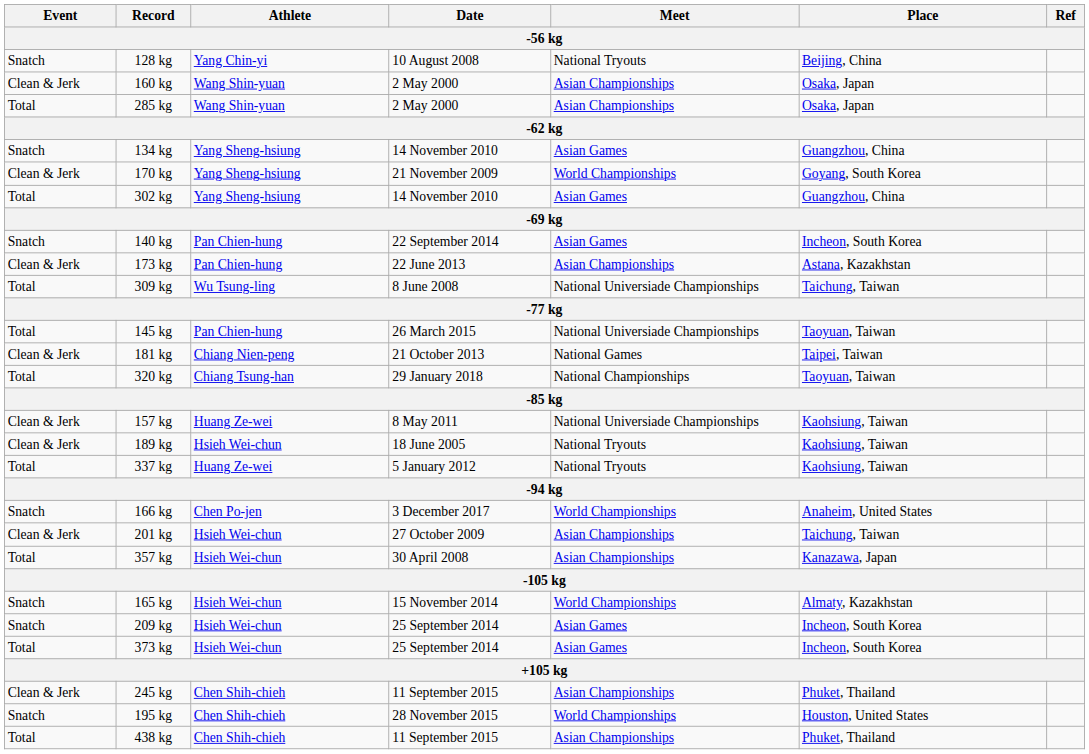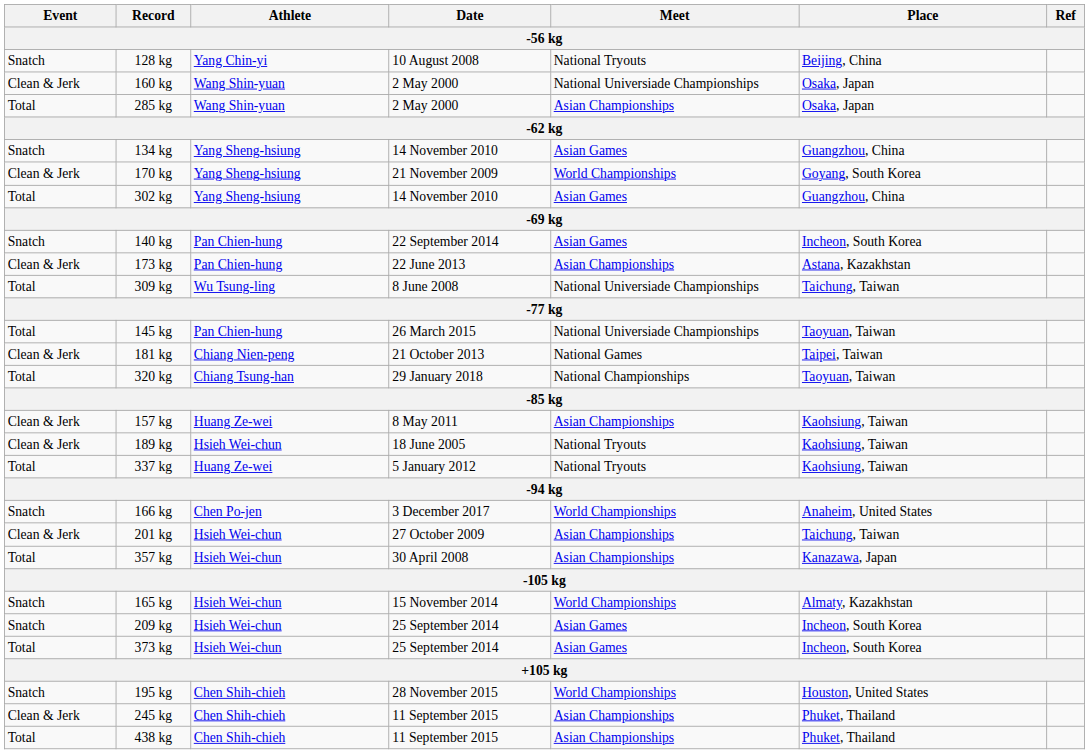(614, 83) Asian Championships -> (656, 83) National Universiade Championships
(656, 421) National Universiade Championships -> (614, 421) Asian Championships
rows swapped: (153, 715) <-> (153, 692)
